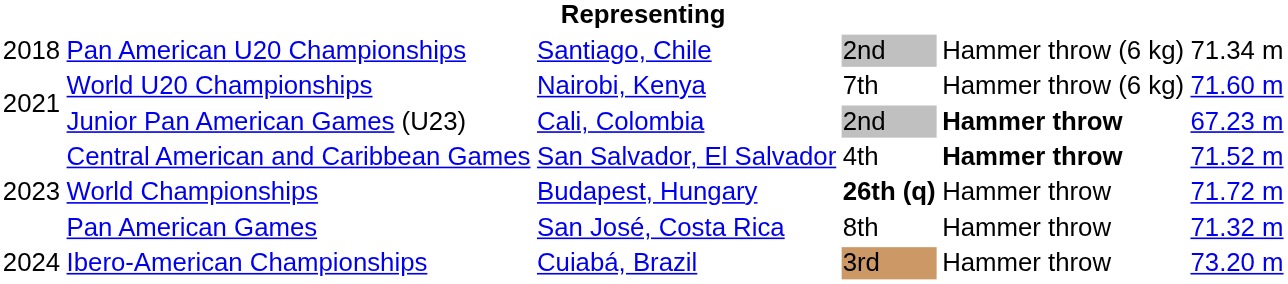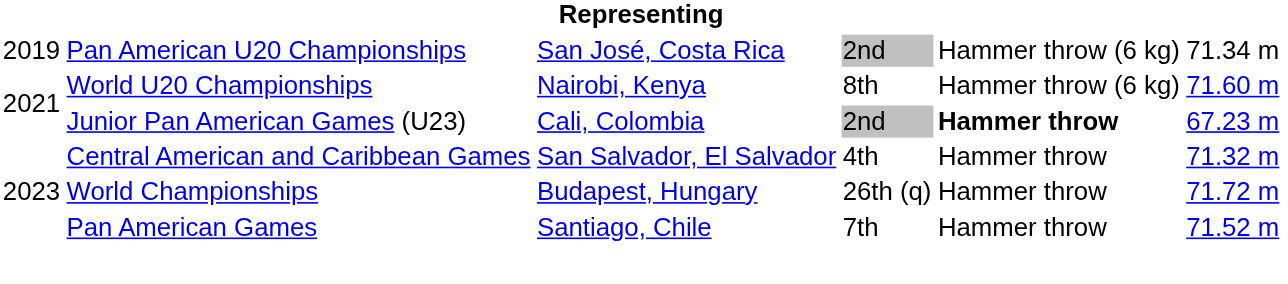(31, 50) 2018 -> (31, 50) 2019
(624, 50) Santiago, Chile -> (661, 50) San José, Costa Rica
(861, 85) 7th -> (861, 85) 8th
(1032, 156) bold -> (1022, 156) normal
(1237, 156) 71.52 m -> (1233, 156) 71.32 m
(889, 192) bold -> (887, 192) normal
(661, 227) San José, Costa Rica -> (624, 227) Santiago, Chile
(861, 227) 8th -> (861, 227) 7th
(1237, 227) 71.32 m -> (1233, 227) 71.52 m
- row: (247, 262)
